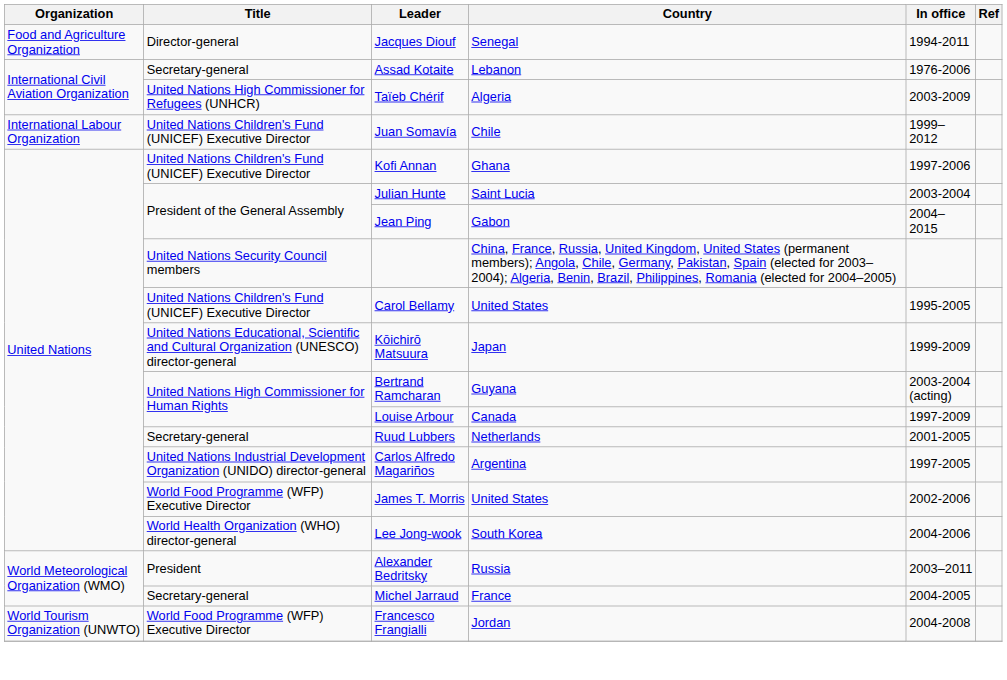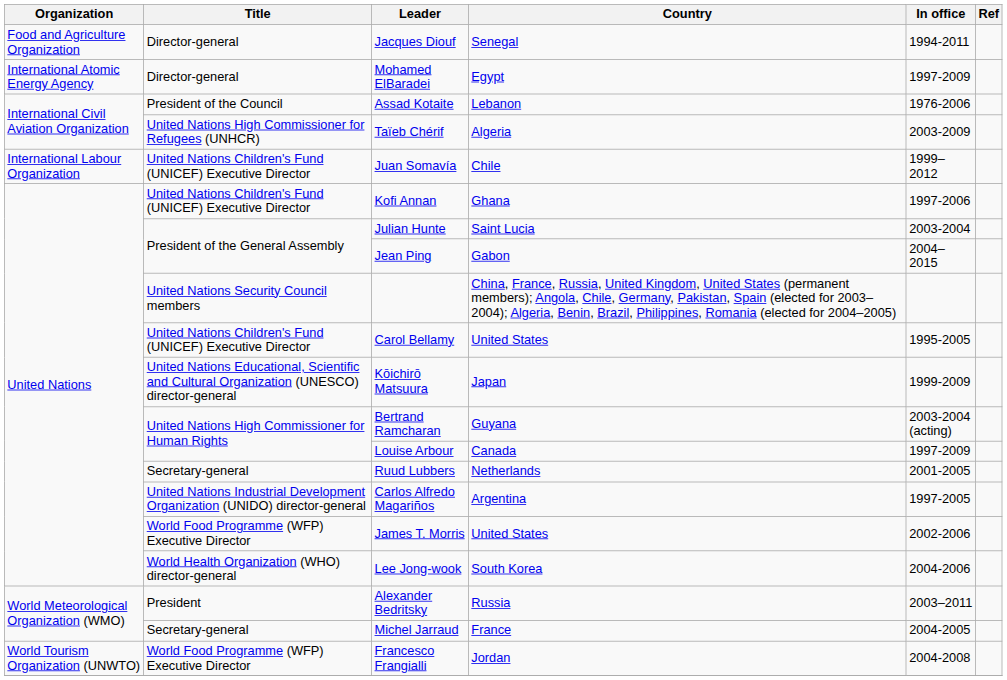+ row: (403, 76)
(198, 69) Secretary-general -> (215, 104) President of the Council
